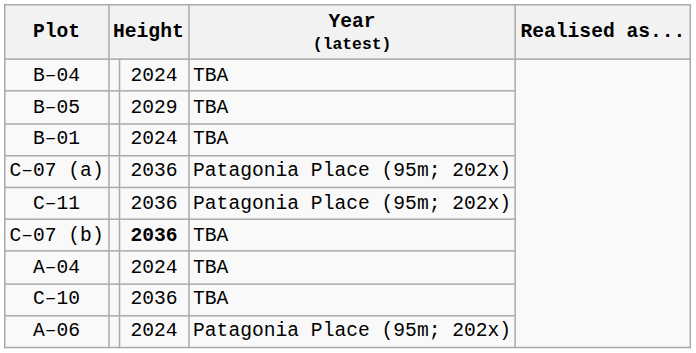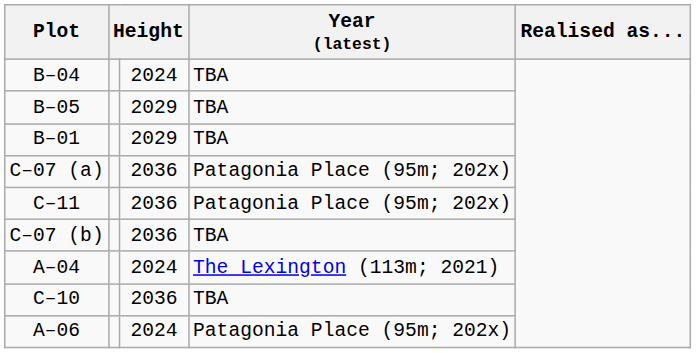(154, 139) 2024 -> (154, 139) 2029
(154, 235) bold -> (154, 235) normal
(211, 267) TBA -> (346, 267) The Lexington (113m; 2021)
